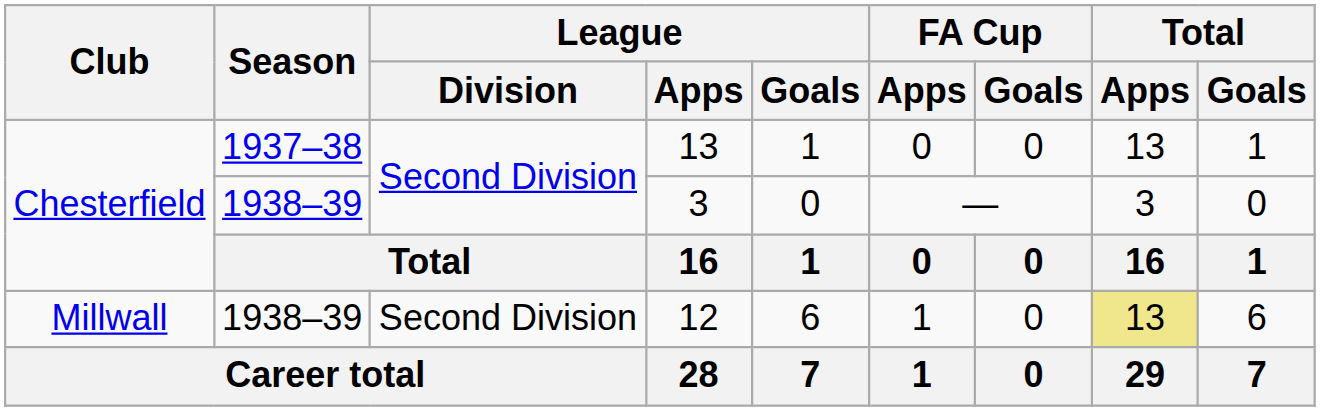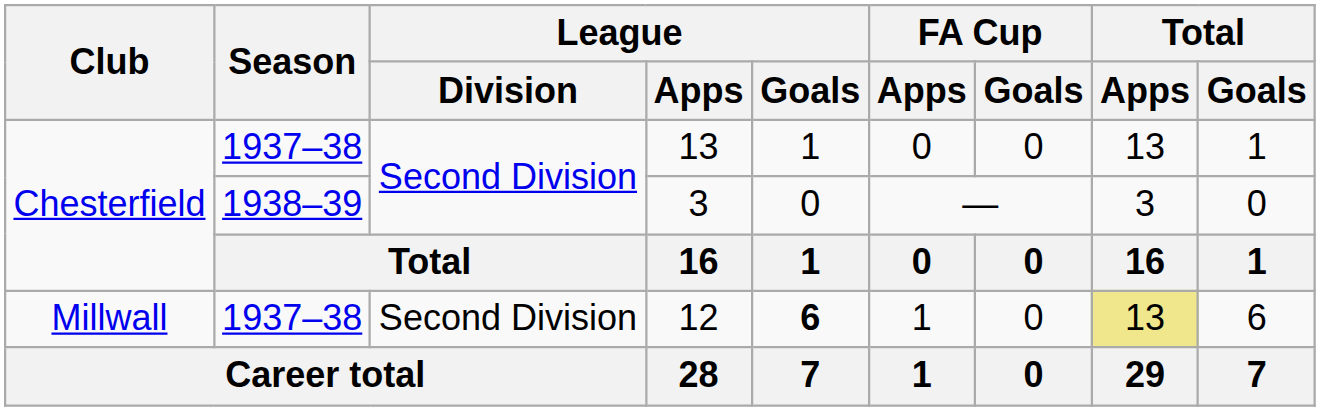(292, 318) 1938–39 -> (292, 318) 1937–38
(810, 318) normal -> (810, 318) bold
